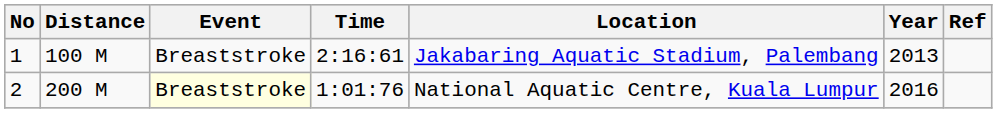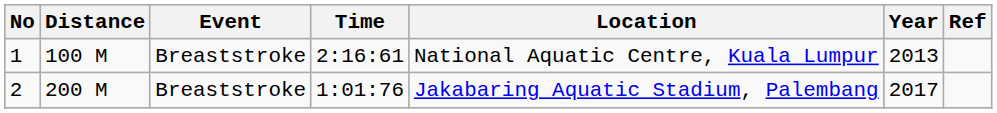(646, 56) Jakabaring Aquatic Stadium, Palembang -> (646, 56) National Aquatic Centre, Kuala Lumpur
(231, 90) lightyellow background -> (231, 90) no background
(646, 90) National Aquatic Centre, Kuala Lumpur -> (646, 90) Jakabaring Aquatic Stadium, Palembang
(914, 90) 2016 -> (914, 90) 2017
